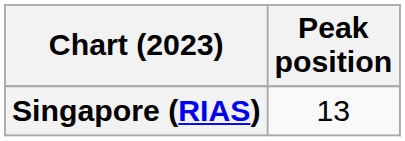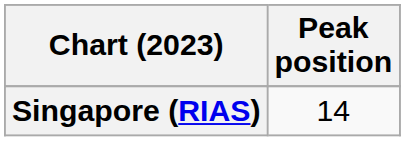(333, 110) 13 -> (333, 110) 14
